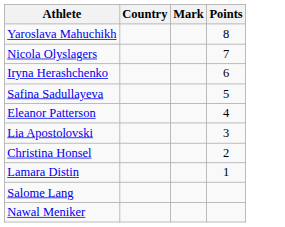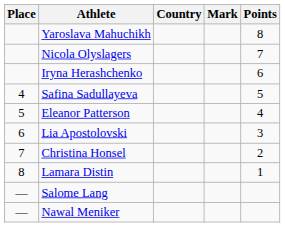+ column: (21, 14)
